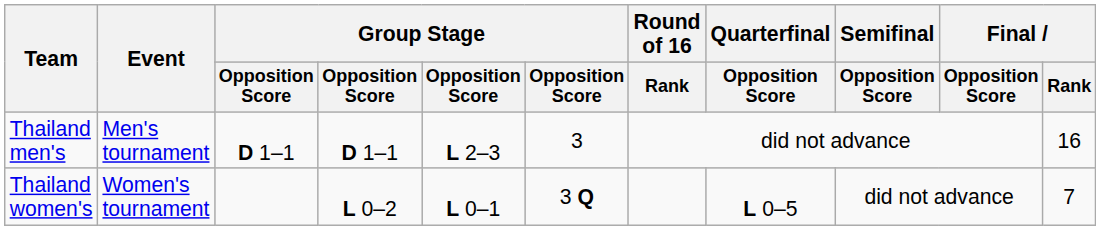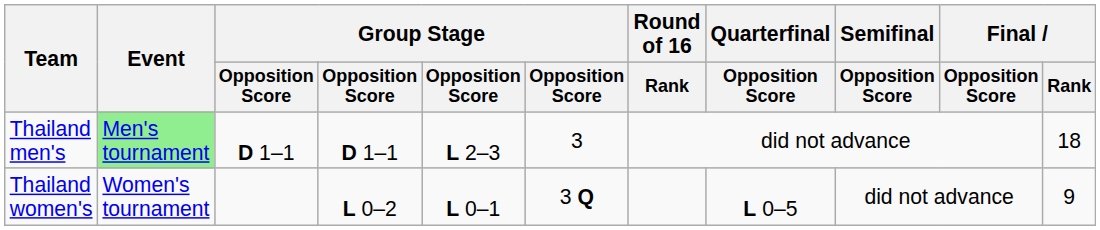(156, 140) no background -> (156, 140) lightgreen background
(1069, 140) 16 -> (1069, 140) 18
(1069, 197) 7 -> (1069, 197) 9
